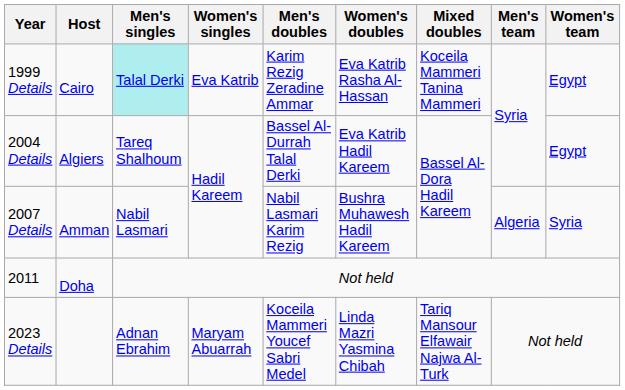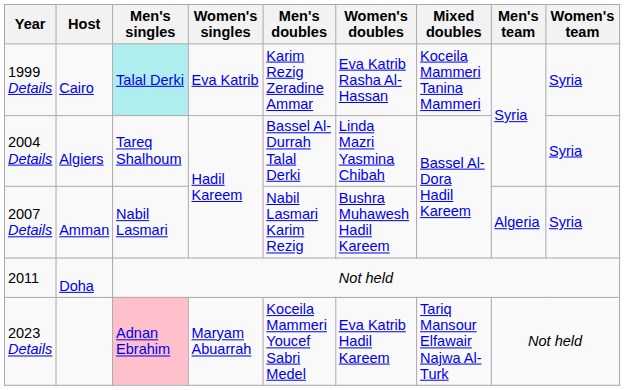(568, 80) Egypt -> (566, 80) Syria
(372, 151) Eva Katrib Hadil Kareem -> (367, 151) Linda Mazri Yasmina Chibah
(568, 151) Egypt -> (566, 151) Syria
(143, 341) no background -> (143, 341) pink background
(367, 341) Linda Mazri Yasmina Chibah -> (372, 341) Eva Katrib Hadil Kareem
